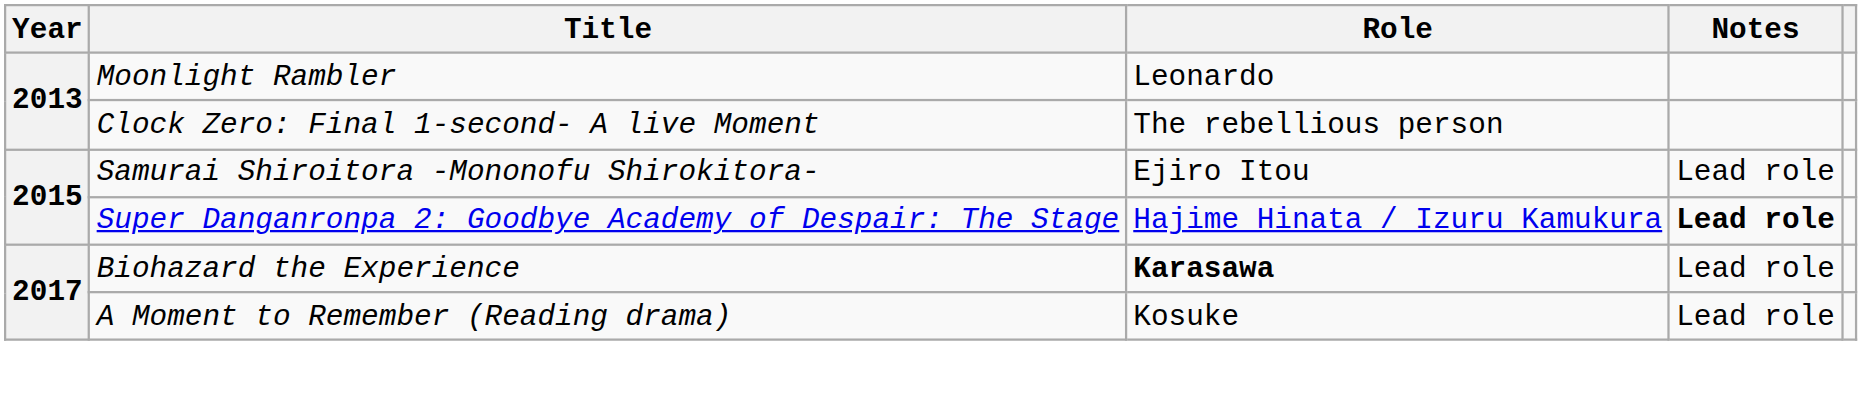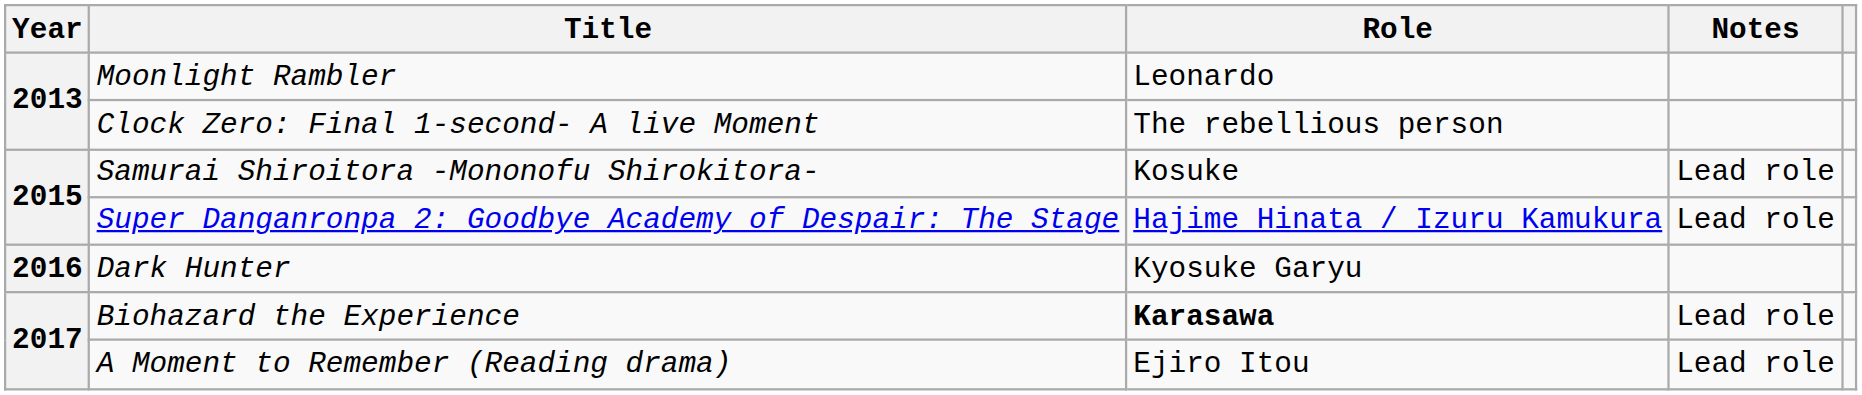(1221, 173) Ejiro Itou -> (1186, 173) Kosuke
(1756, 221) bold -> (1756, 221) normal
+ row: (194, 268)
(1186, 316) Kosuke -> (1221, 364) Ejiro Itou
